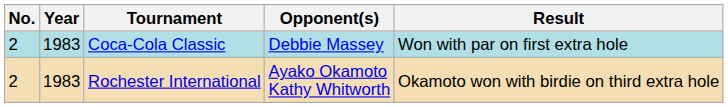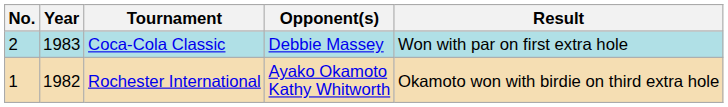(13, 80) 2 -> (13, 80) 1
(62, 80) 1983 -> (62, 80) 1982
